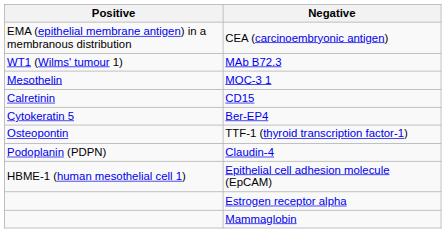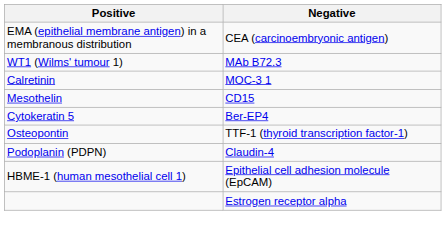(35, 80) Mesothelin -> (31, 80) Calretinin
(31, 98) Calretinin -> (35, 98) Mesothelin
- row: (261, 219)
